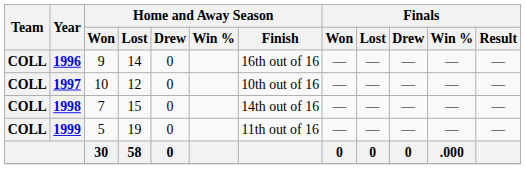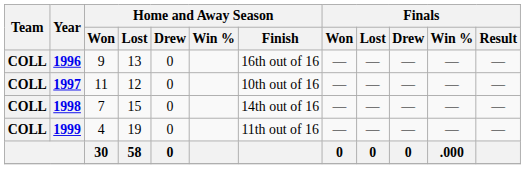(134, 61) 14 -> (134, 61) 13
(101, 84) 10 -> (101, 84) 11
(101, 130) 5 -> (101, 130) 4
